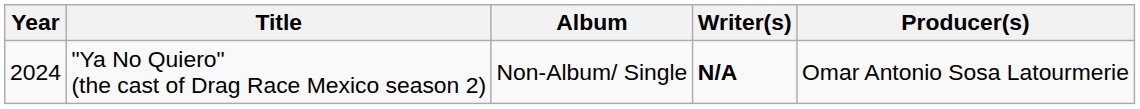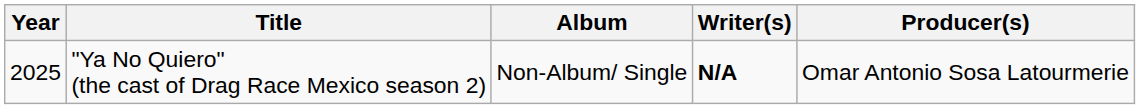(35, 71) 2024 -> (35, 71) 2025
